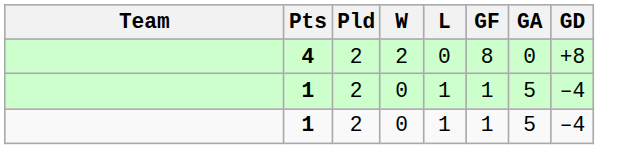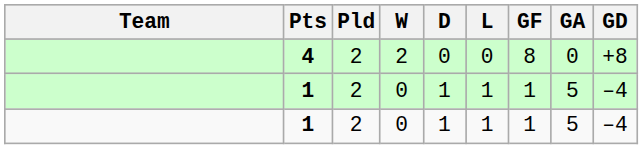+ column: (444, 22)
